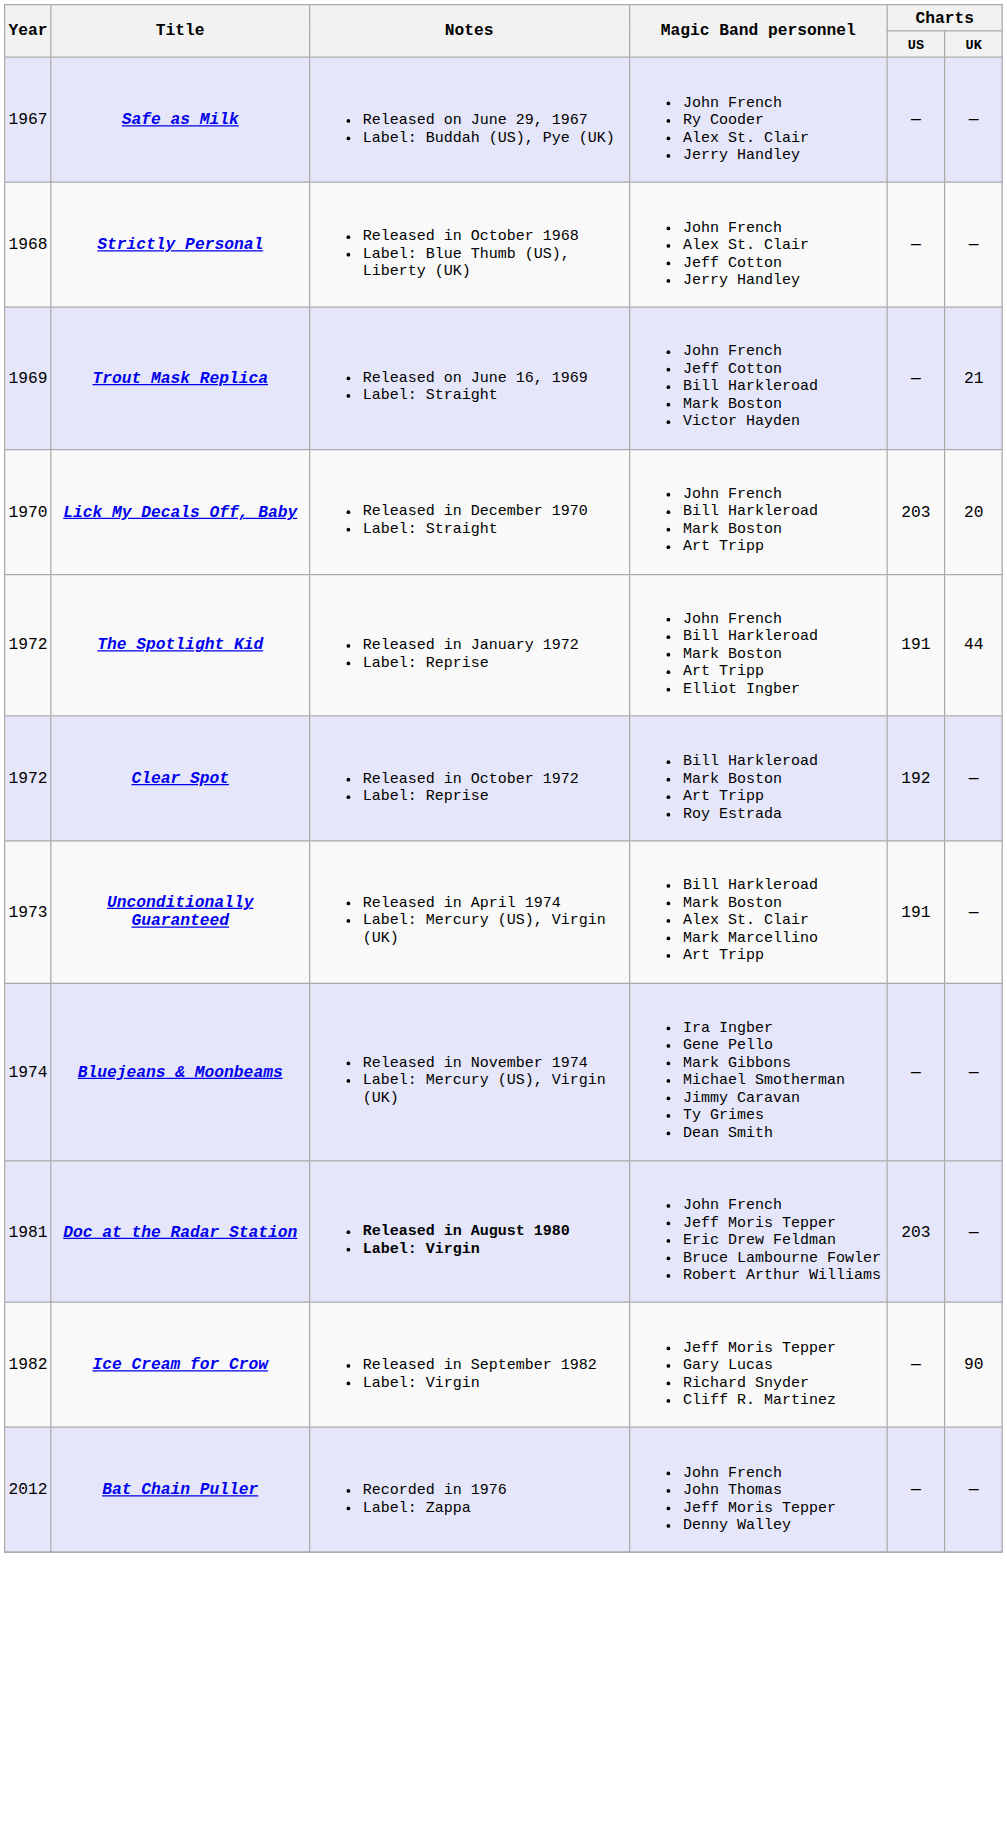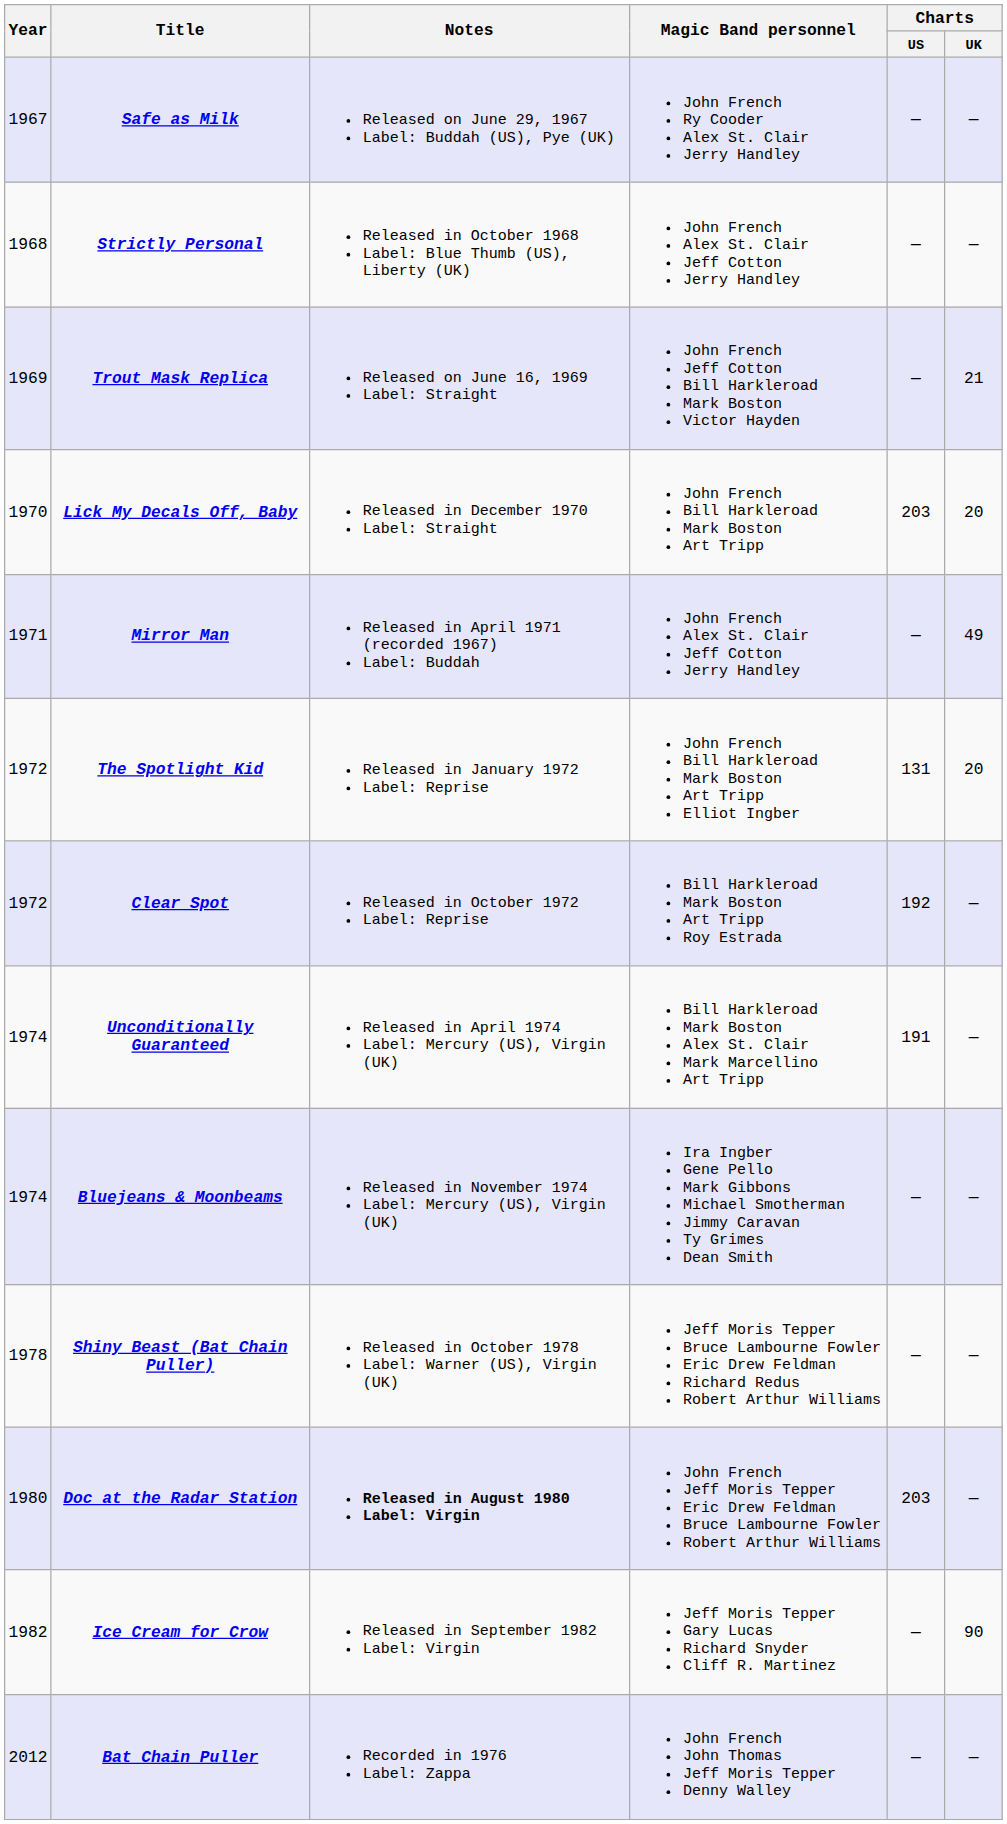+ row: (180, 636)
(916, 645) 191 -> (916, 770) 131
(974, 645) 44 -> (974, 770) 20
(28, 912) 1973 -> (28, 1037) 1974
+ row: (180, 1356)
(28, 1232) 1981 -> (28, 1498) 1980
